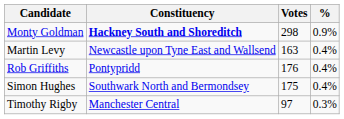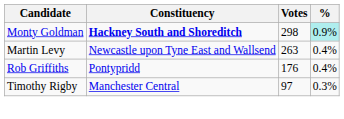(325, 31) no background -> (325, 31) paleturquoise background
(290, 50) 163 -> (290, 50) 263
- row: (41, 86)
